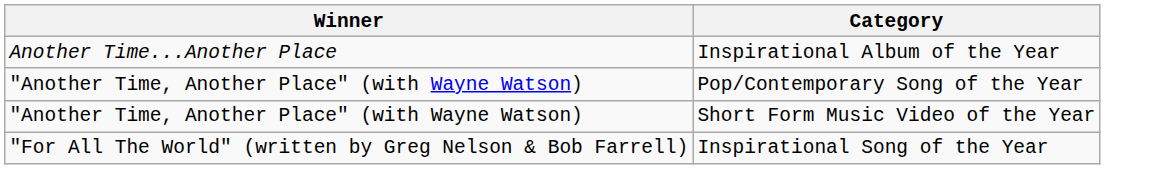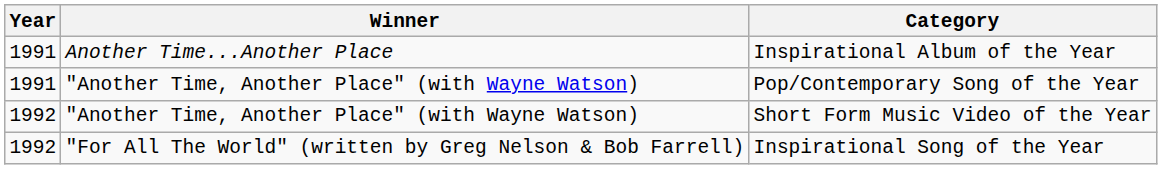+ column: (33, 21)
